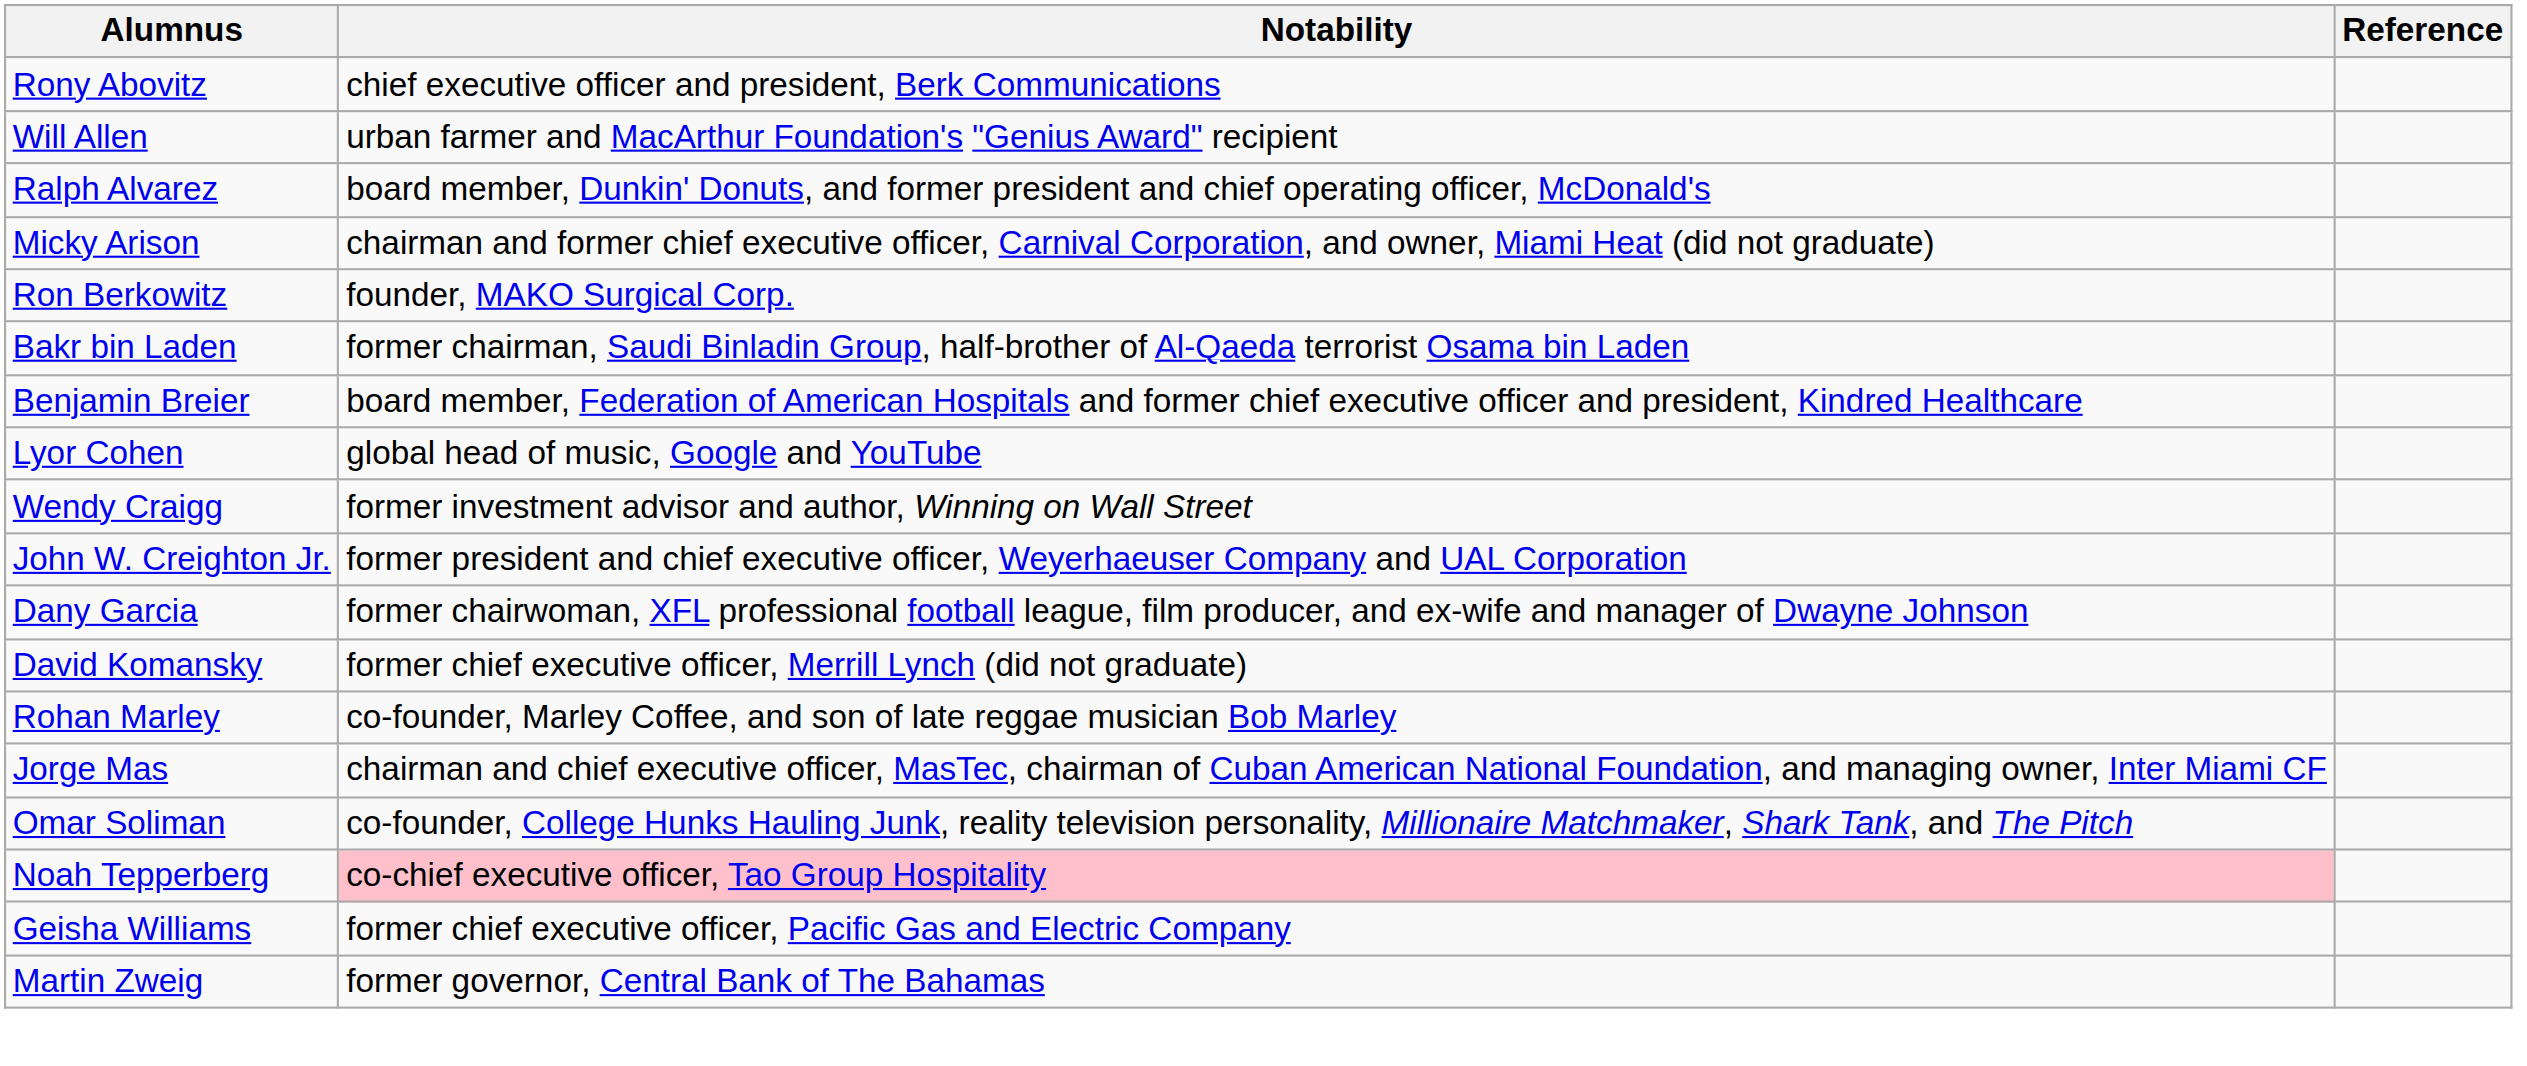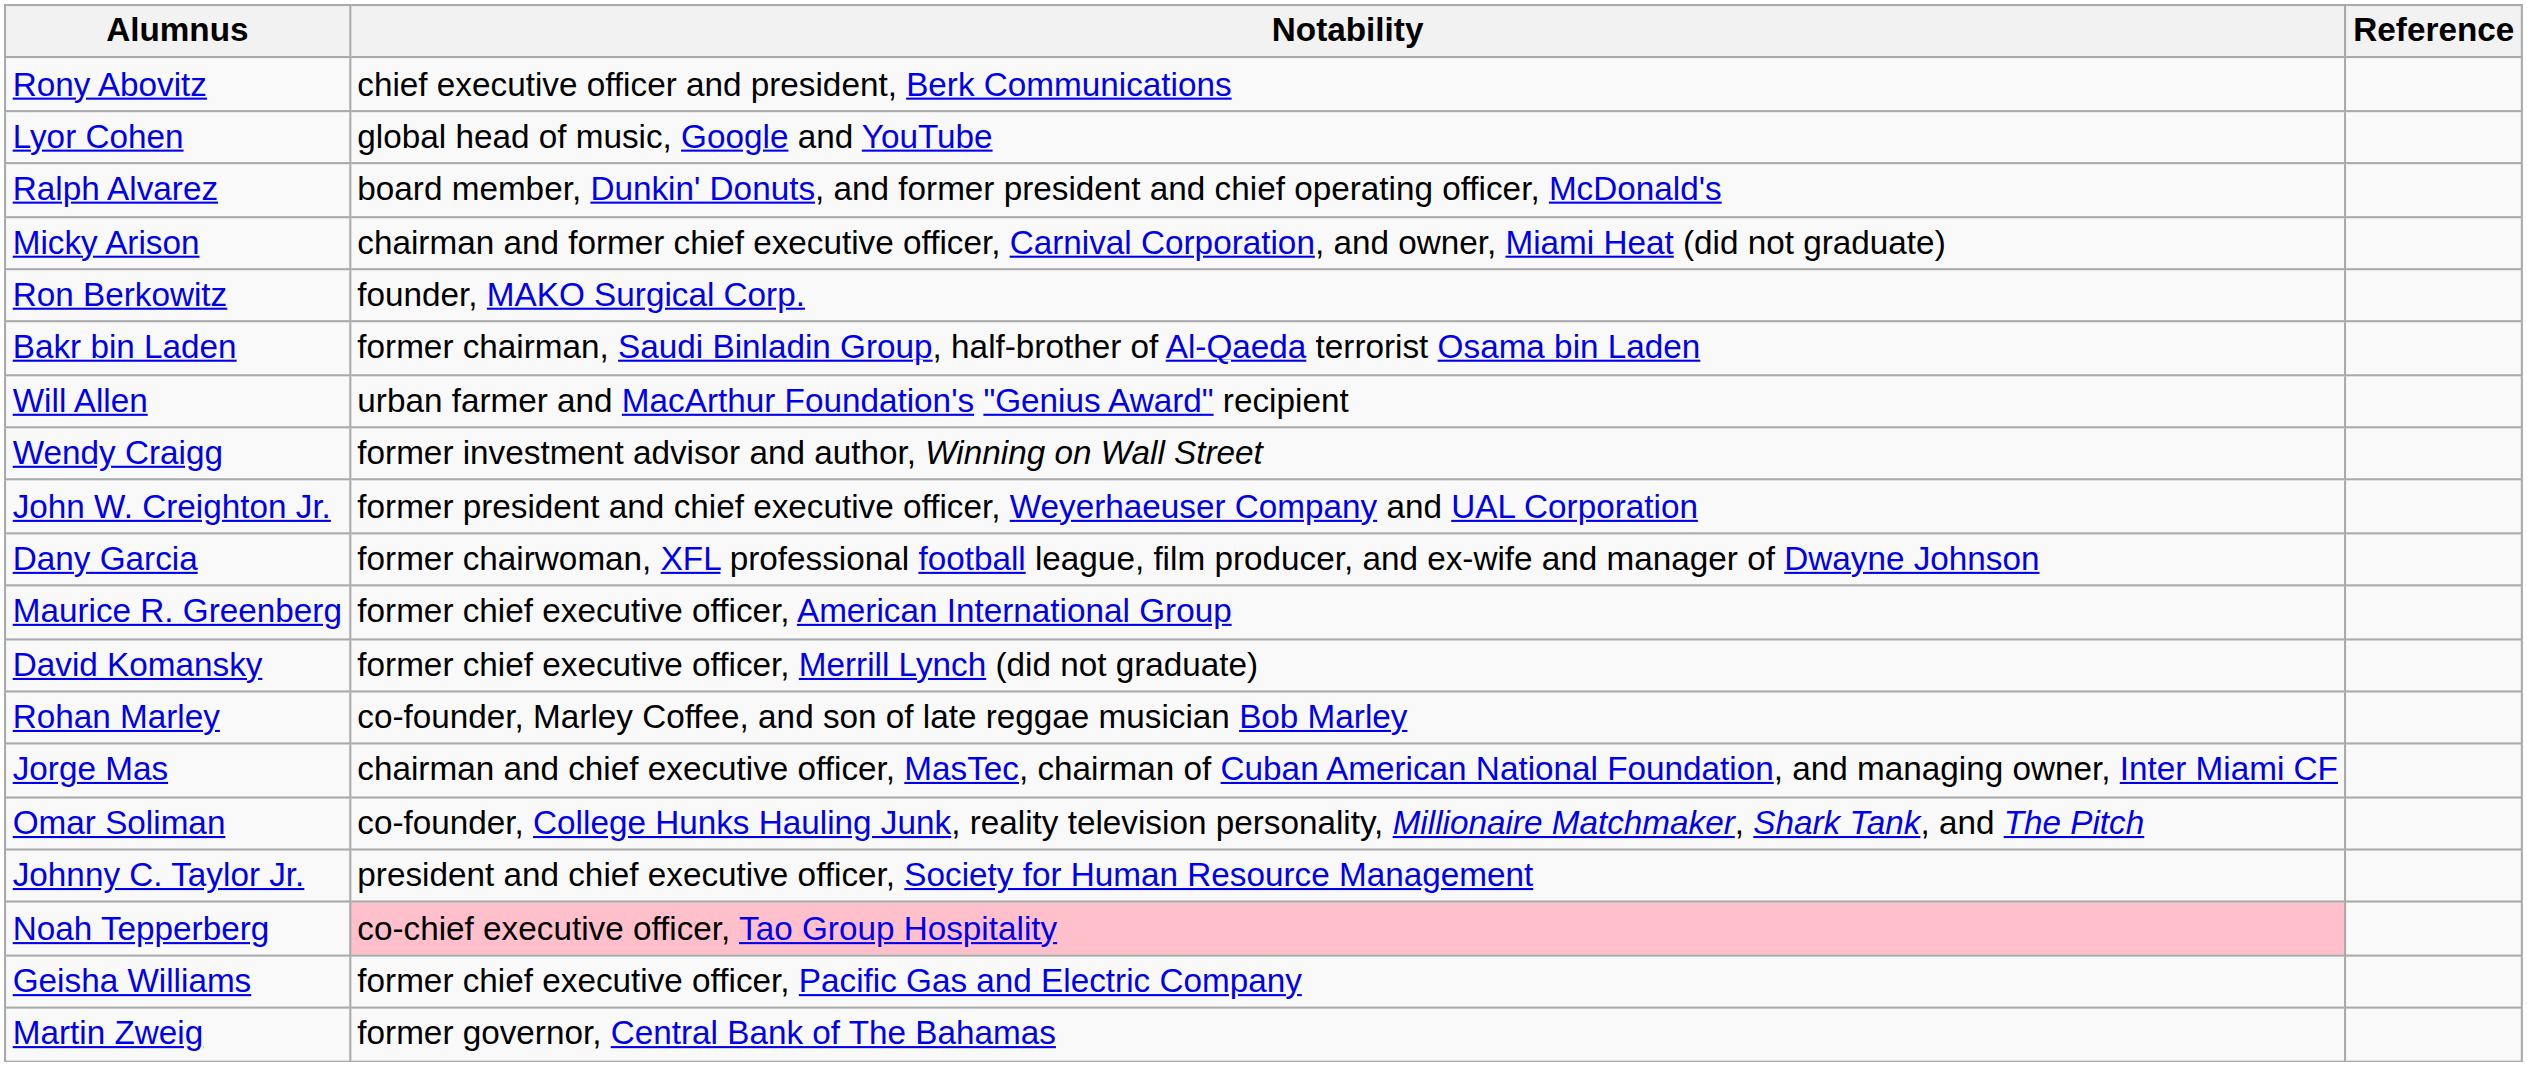rows swapped: (80, 136) <-> (98, 453)
- row: (131, 400)
+ row: (177, 611)
+ row: (159, 875)
